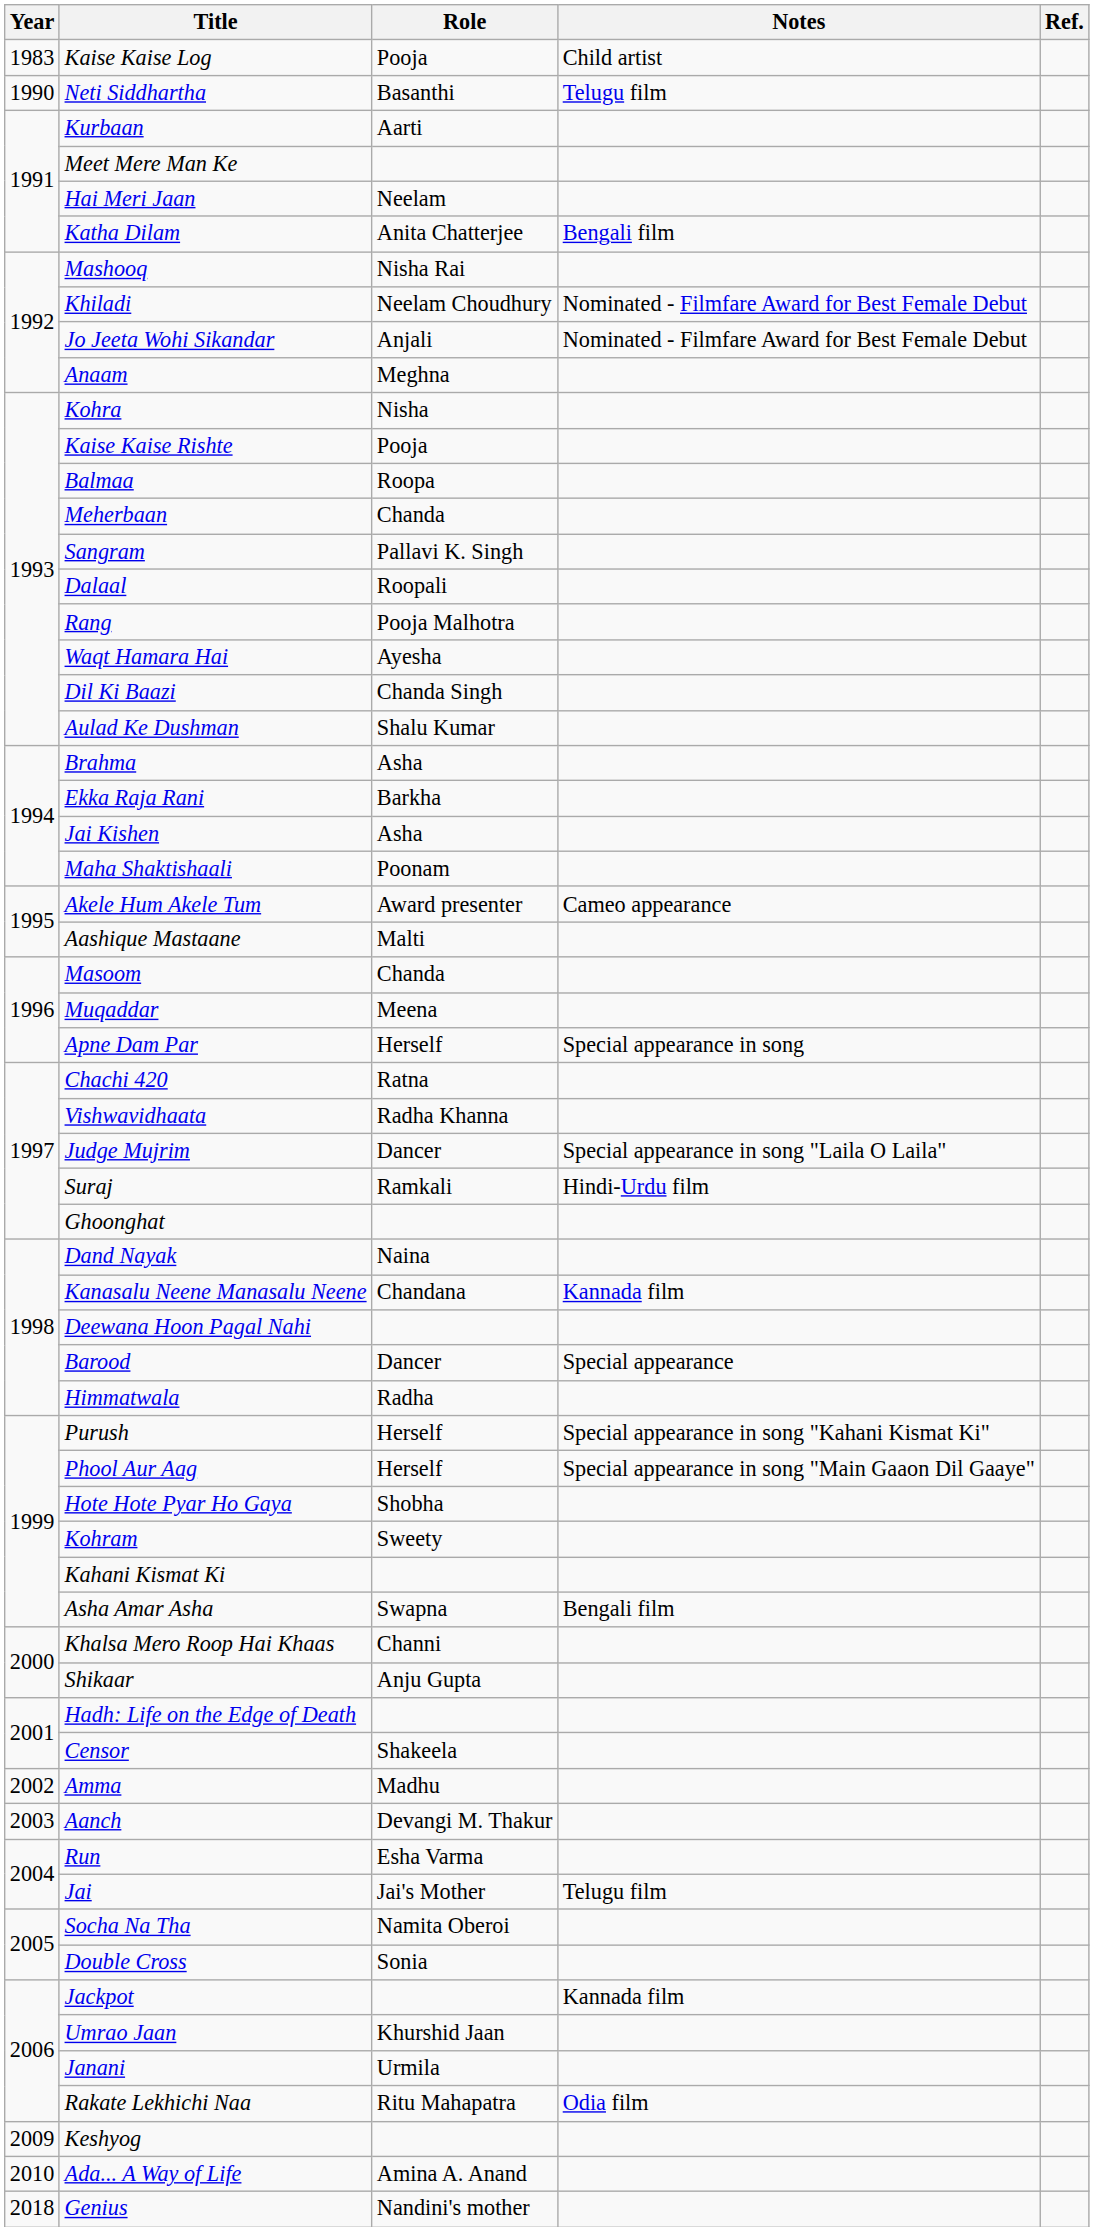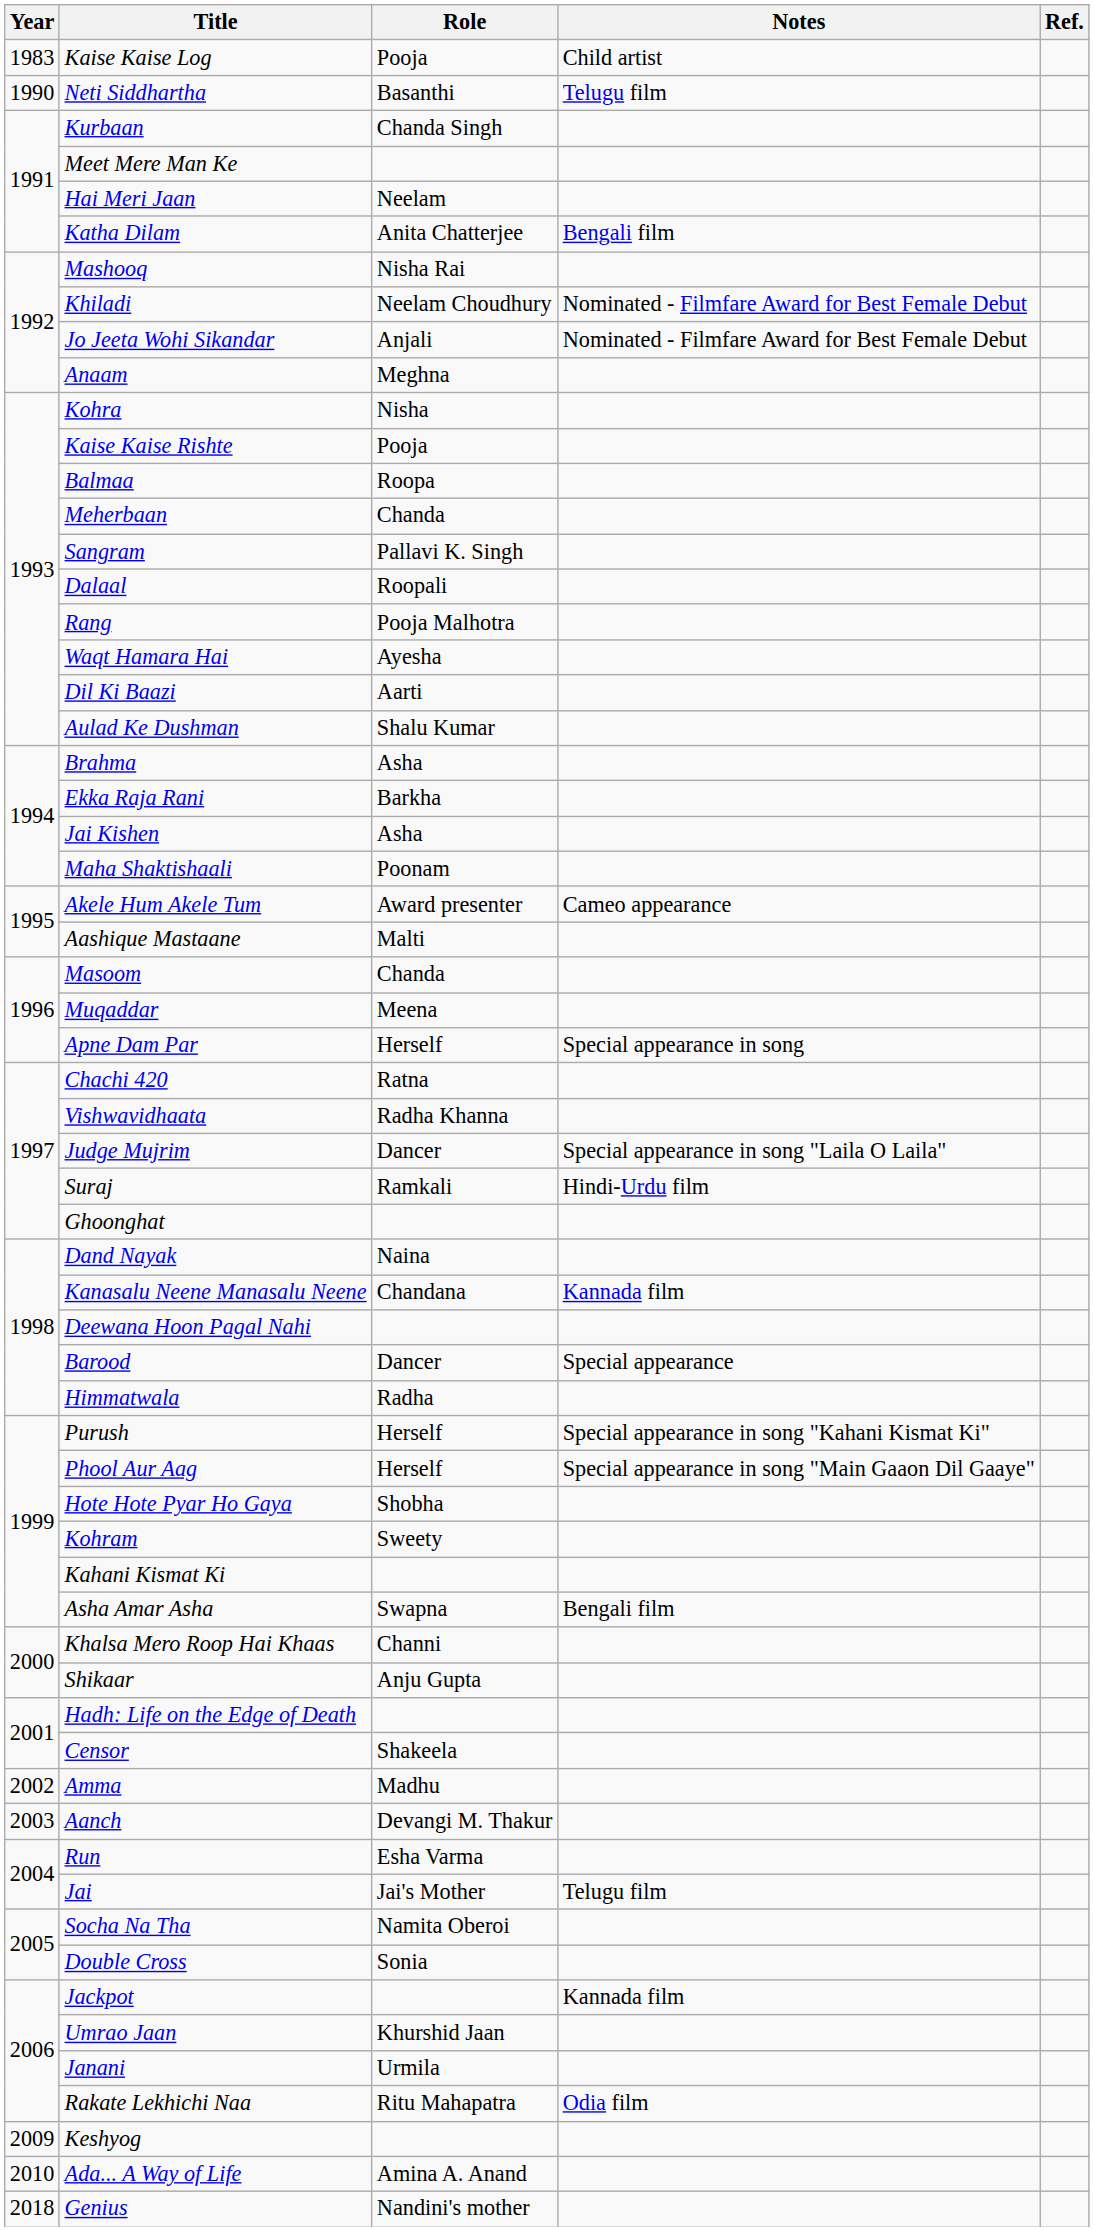(400, 127) Aarti -> (440, 127) Chanda Singh
(440, 692) Chanda Singh -> (400, 692) Aarti
